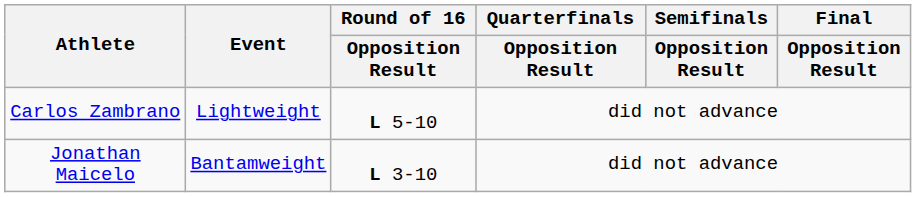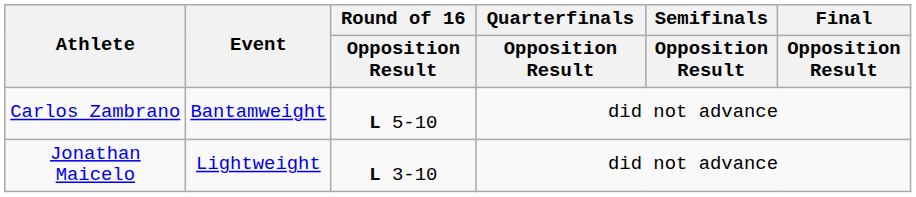(258, 113) Lightweight -> (258, 113) Bantamweight
(258, 165) Bantamweight -> (258, 165) Lightweight
